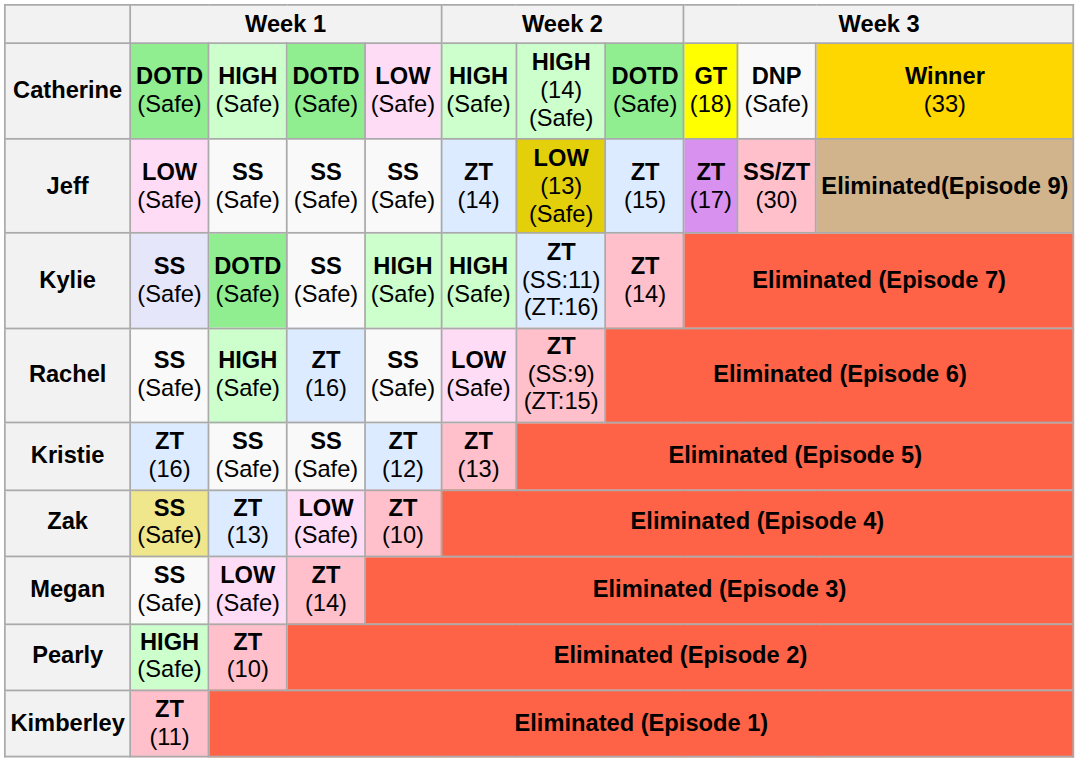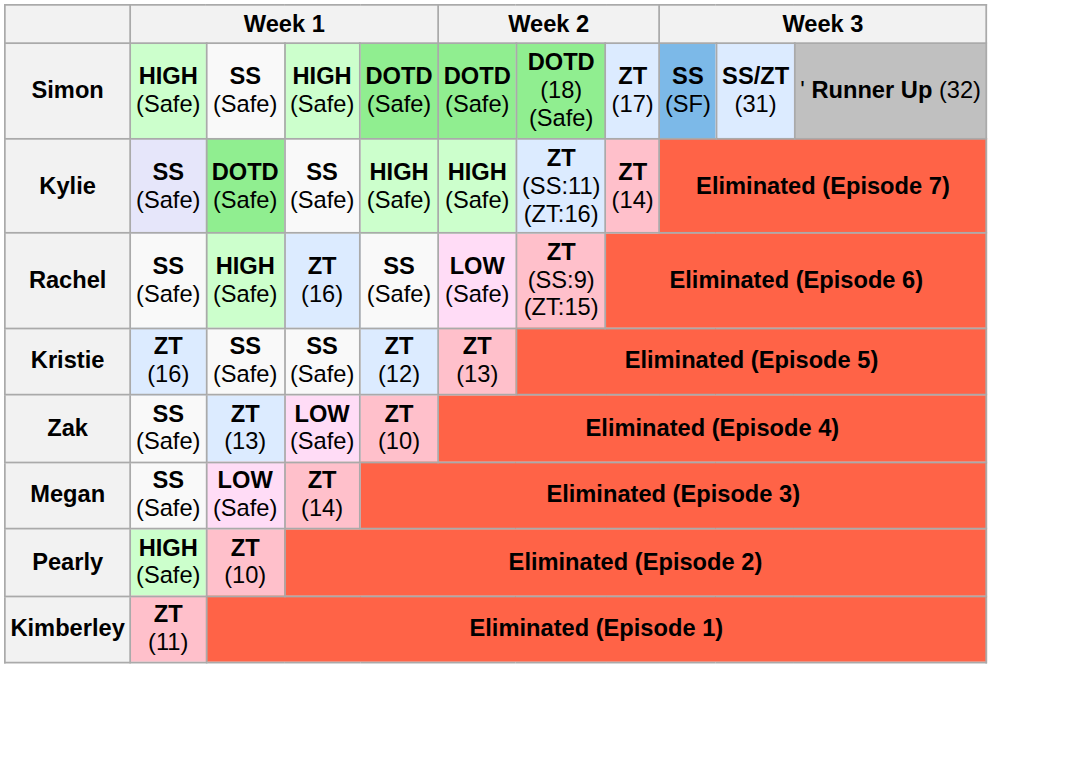- row: (68, 90)
+ row: (68, 90)
- row: (68, 185)
(170, 522) khaki background -> (168, 427) no background
